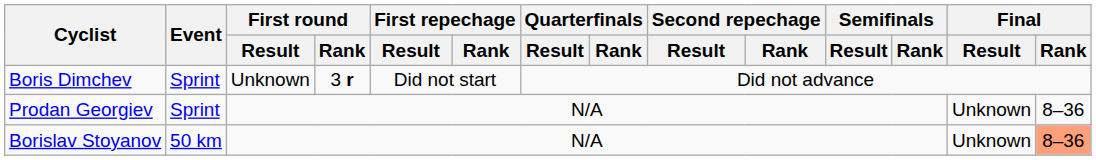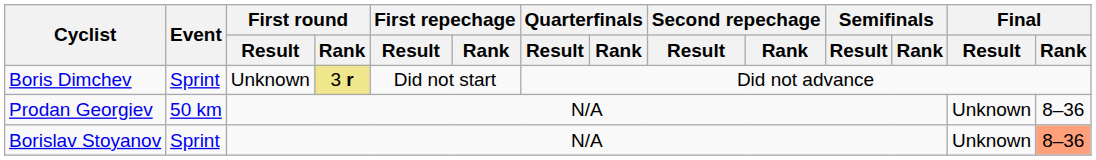(342, 80) no background -> (342, 80) khaki background
(195, 110) Sprint -> (196, 110) 50 km
(196, 140) 50 km -> (195, 140) Sprint
